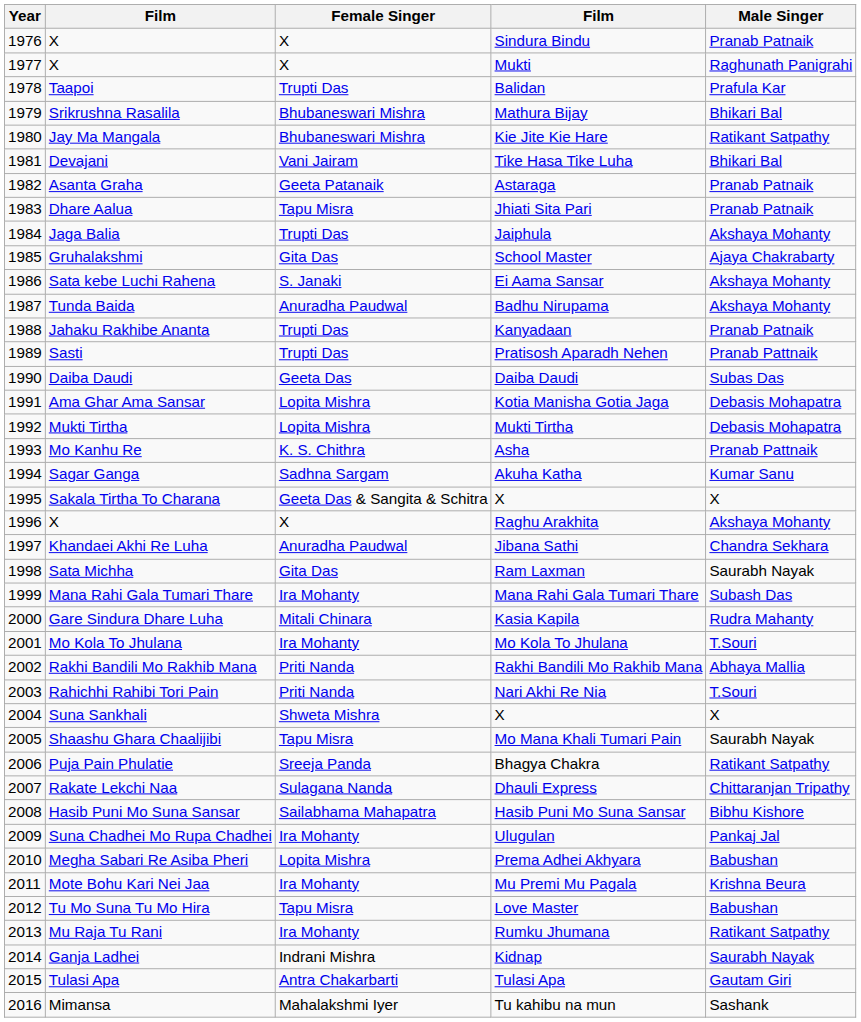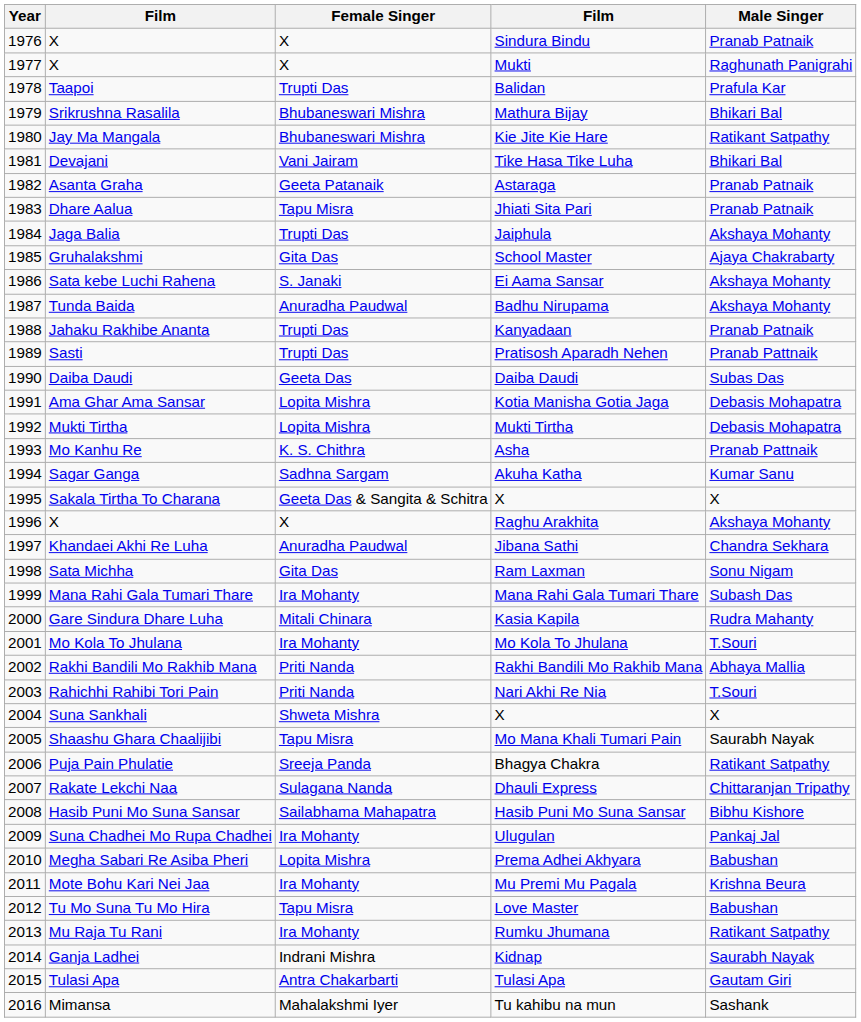(762, 570) Saurabh Nayak -> (751, 570) Sonu Nigam
